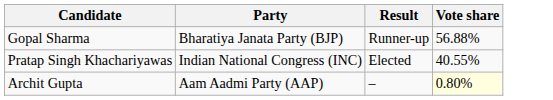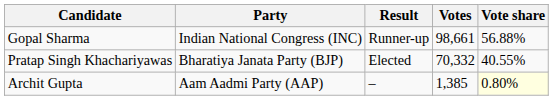+ column: (455, 15)
(261, 38) Bharatiya Janata Party (BJP) -> (270, 38) Indian National Congress (INC)
(270, 60) Indian National Congress (INC) -> (261, 60) Bharatiya Janata Party (BJP)
